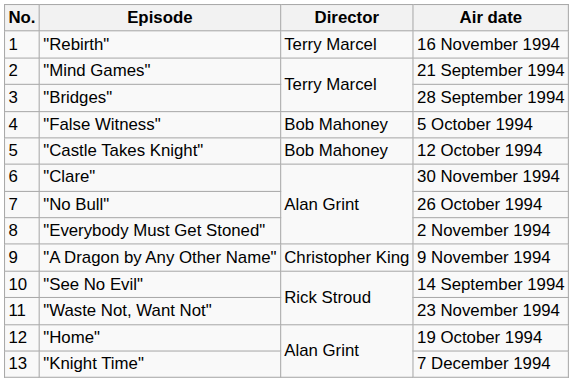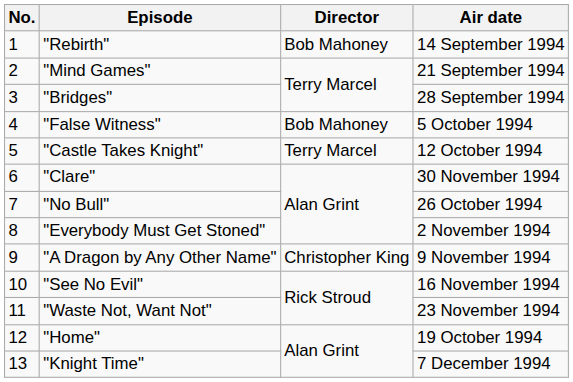(330, 44) Terry Marcel -> (336, 44) Bob Mahoney
(489, 44) 16 November 1994 -> (491, 44) 14 September 1994
(336, 151) Bob Mahoney -> (330, 151) Terry Marcel
(491, 284) 14 September 1994 -> (489, 284) 16 November 1994
